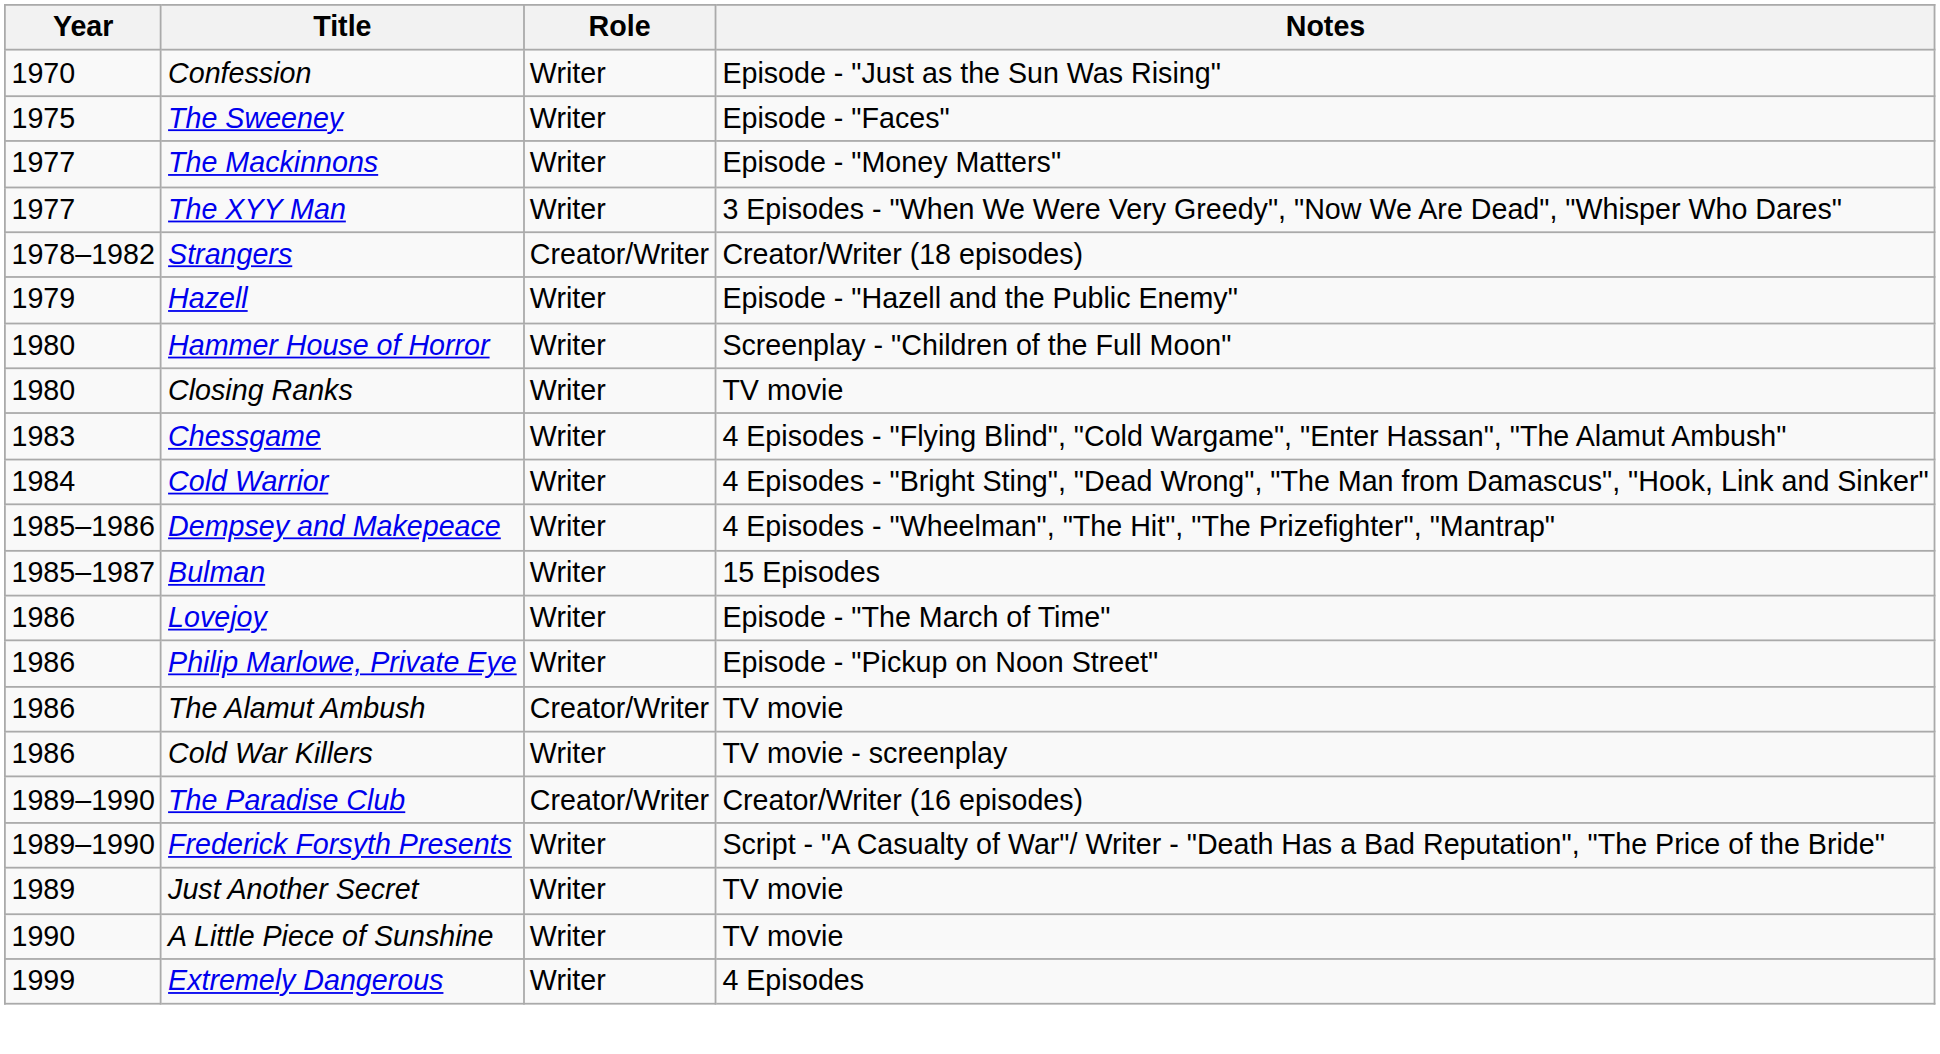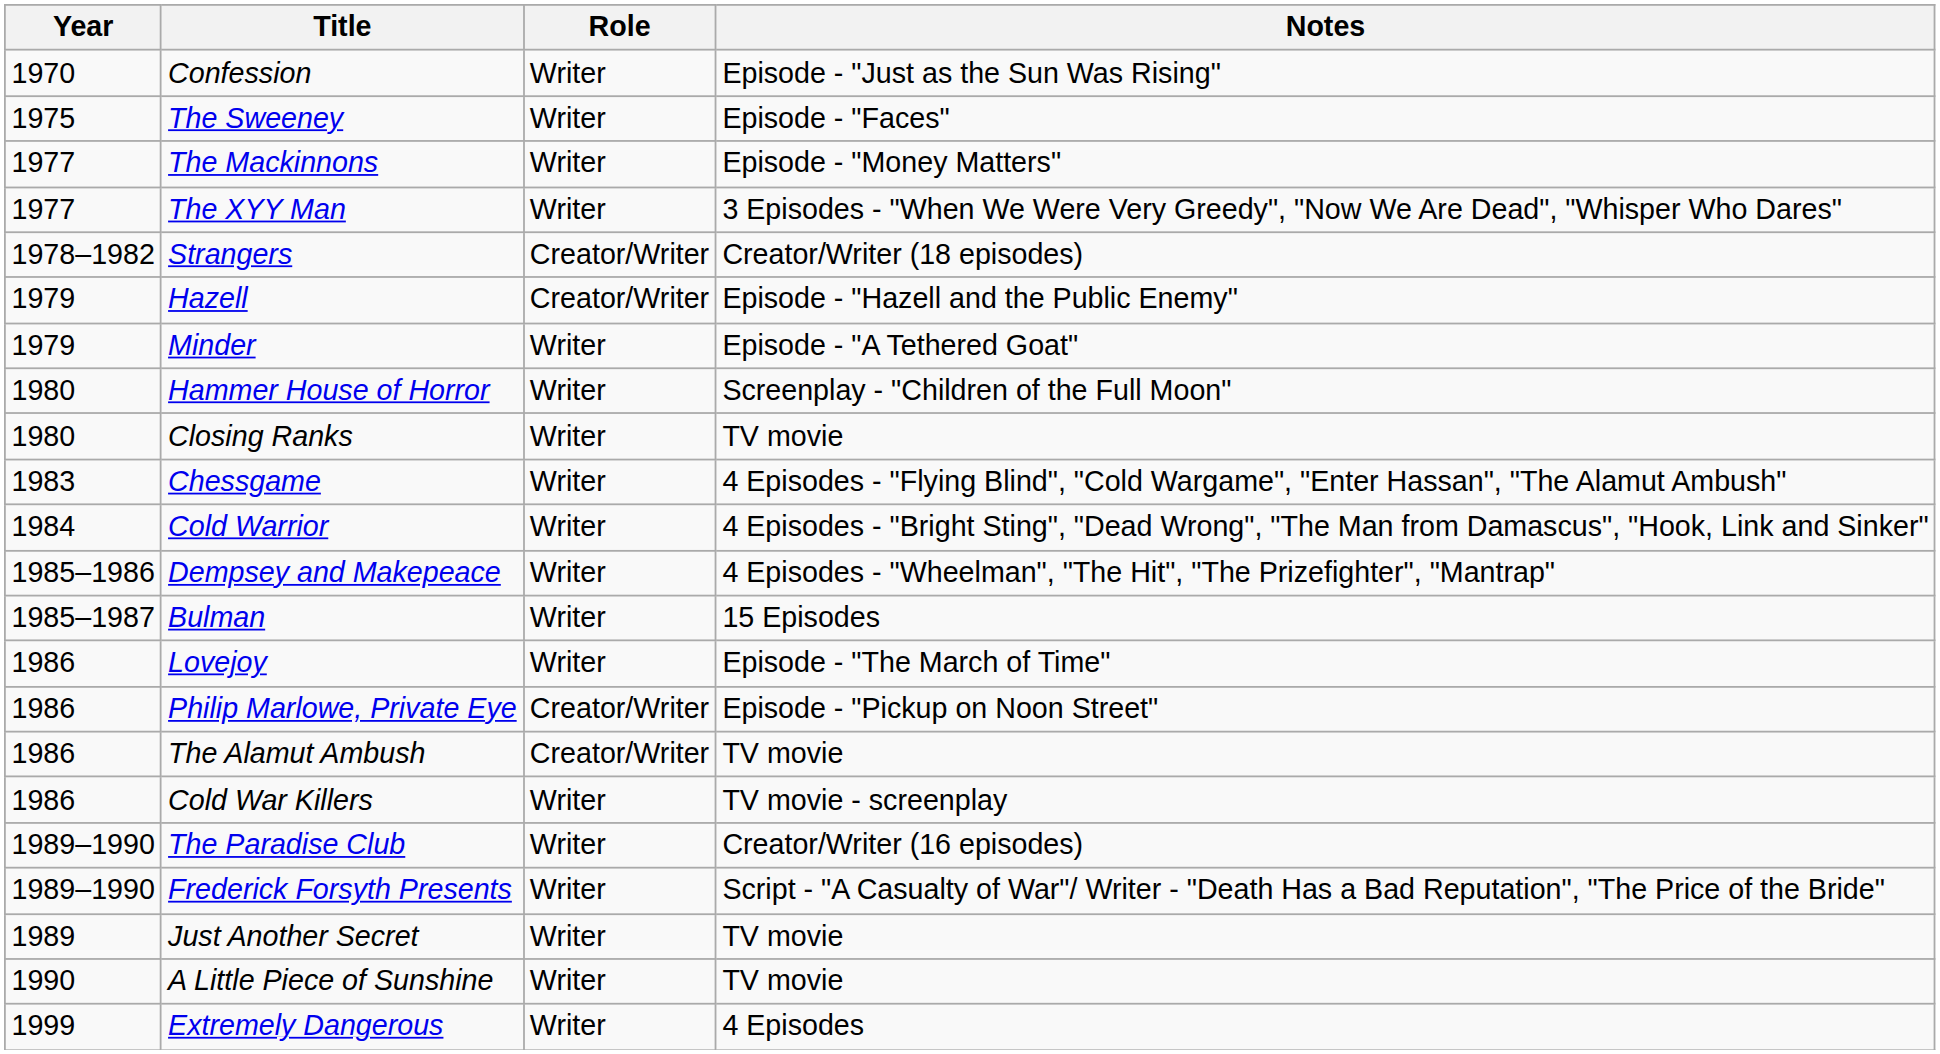(568, 299) Writer -> (620, 299) Creator/Writer
+ row: (212, 345)
(568, 663) Writer -> (620, 708) Creator/Writer
(620, 799) Creator/Writer -> (568, 844) Writer
